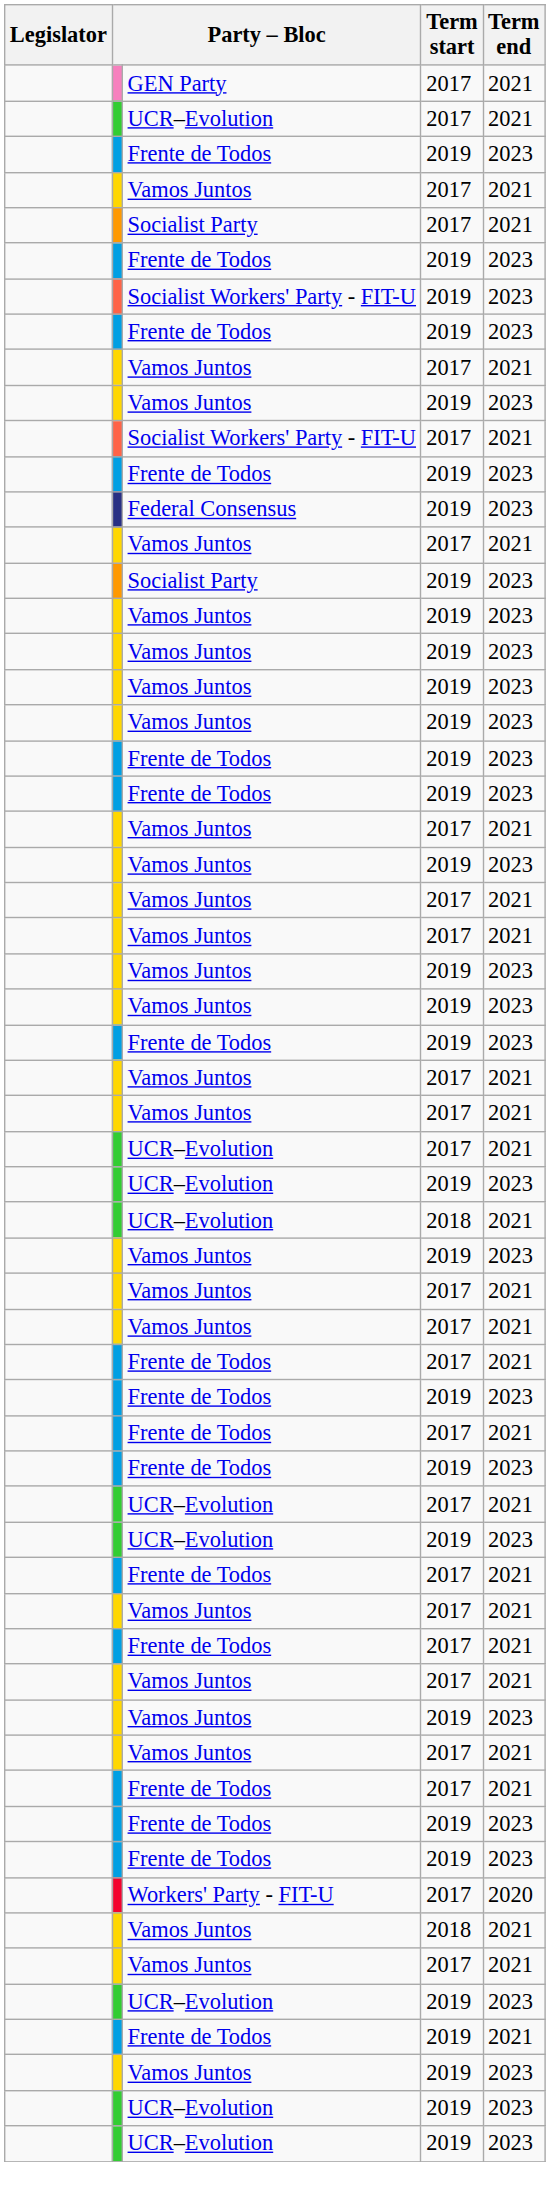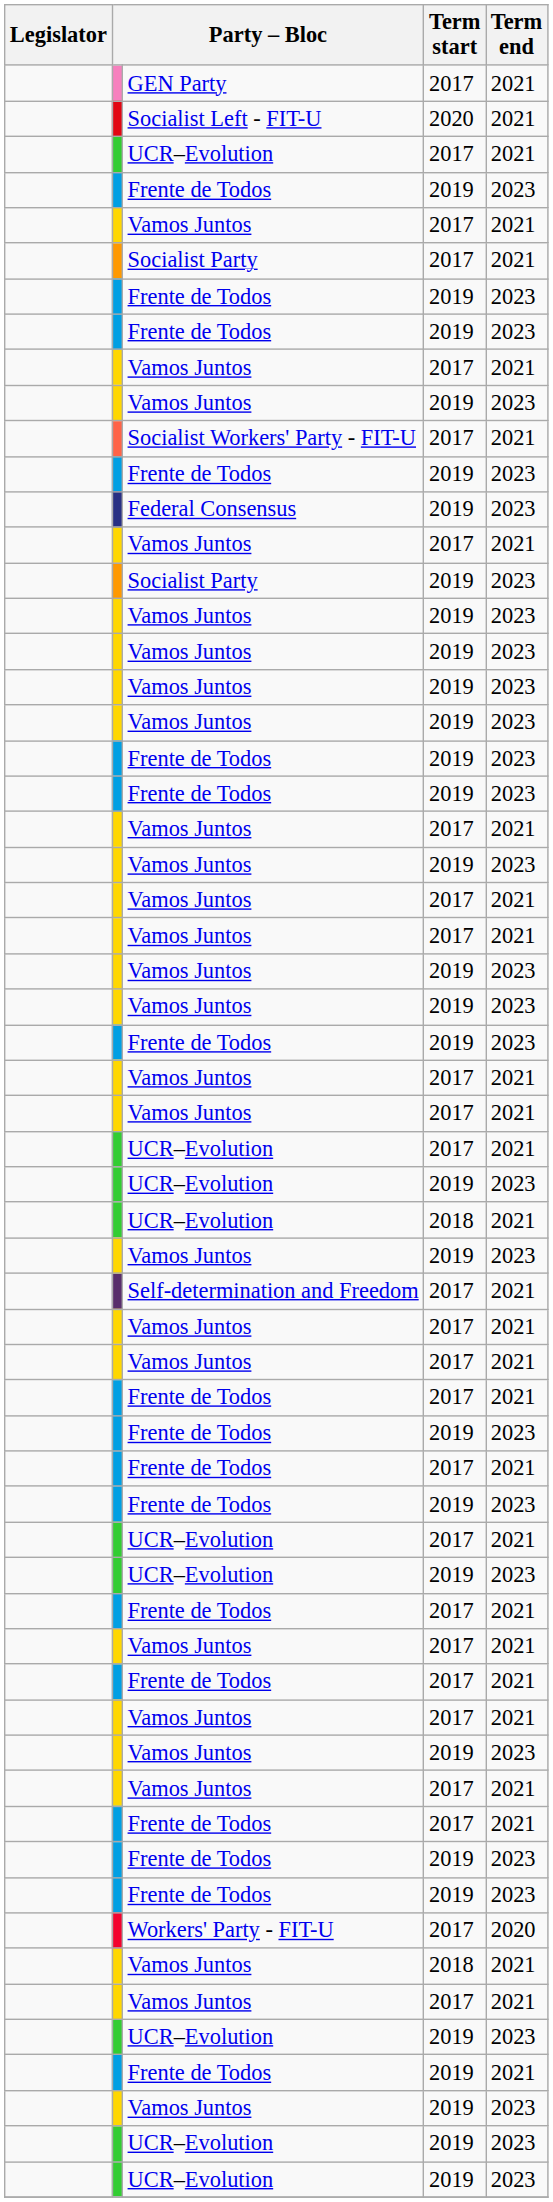+ row: (225, 118)
- row: (272, 296)
+ row: (273, 1290)
